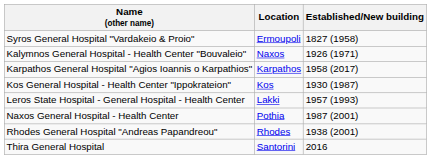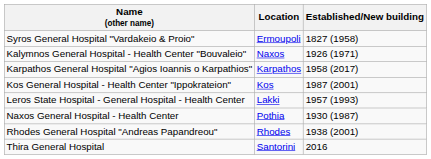(332, 85) 1930 (1987) -> (332, 85) 1987 (2001)
(332, 116) 1987 (2001) -> (332, 116) 1930 (1987)
